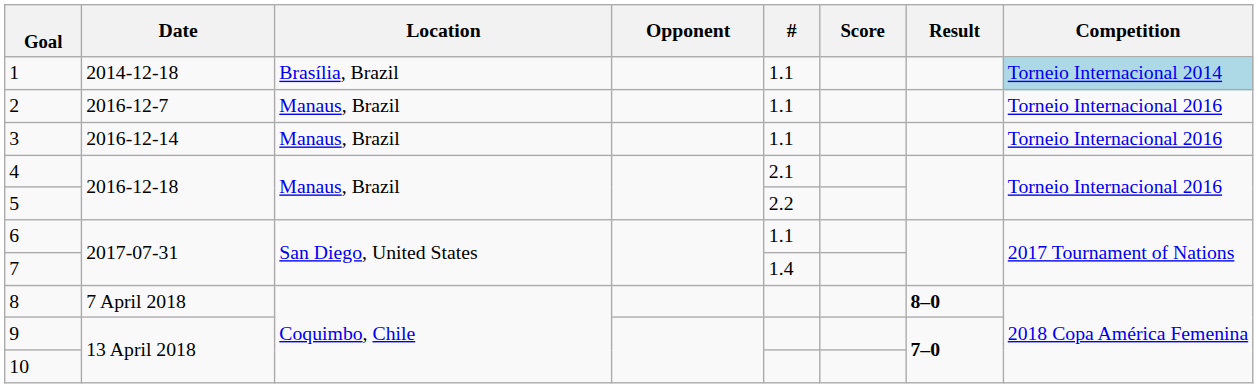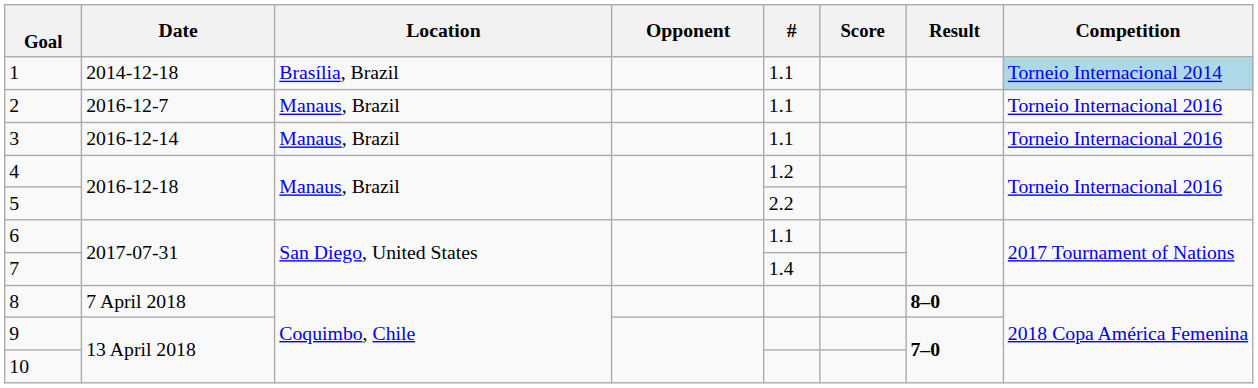(781, 171) 2.1 -> (781, 171) 1.2
